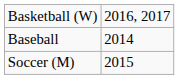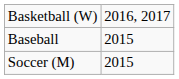(119, 39) 2014 -> (119, 39) 2015
